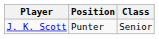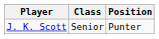columns swapped: (136, 12) <-> (93, 12)
